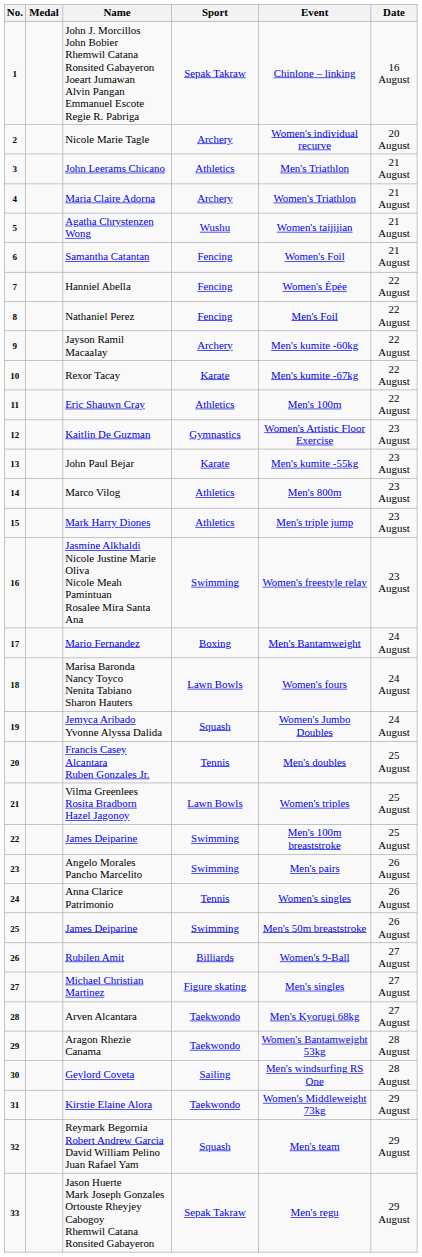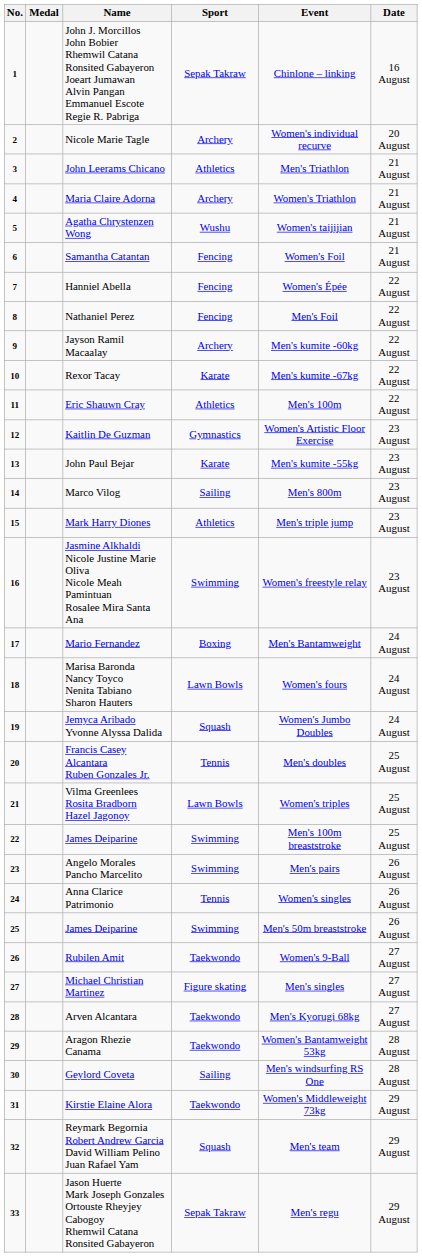(215, 493) Athletics -> (215, 493) Sailing
(215, 957) Billiards -> (215, 957) Taekwondo
